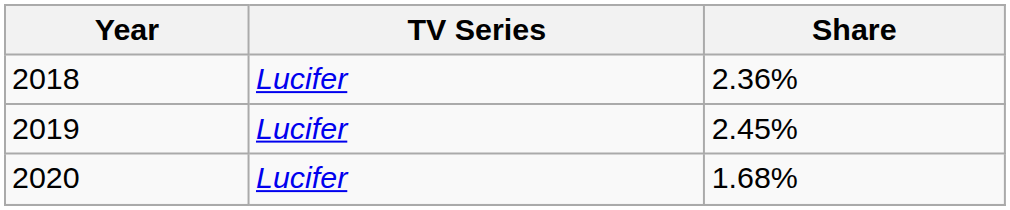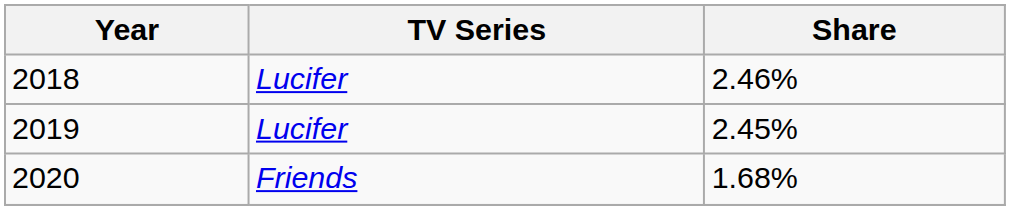(755, 79) 2.36% -> (755, 79) 2.46%
(302, 178) Lucifer -> (307, 178) Friends
